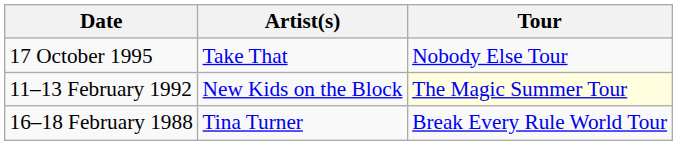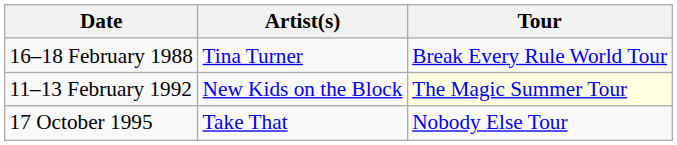rows swapped: (101, 122) <-> (81, 55)
